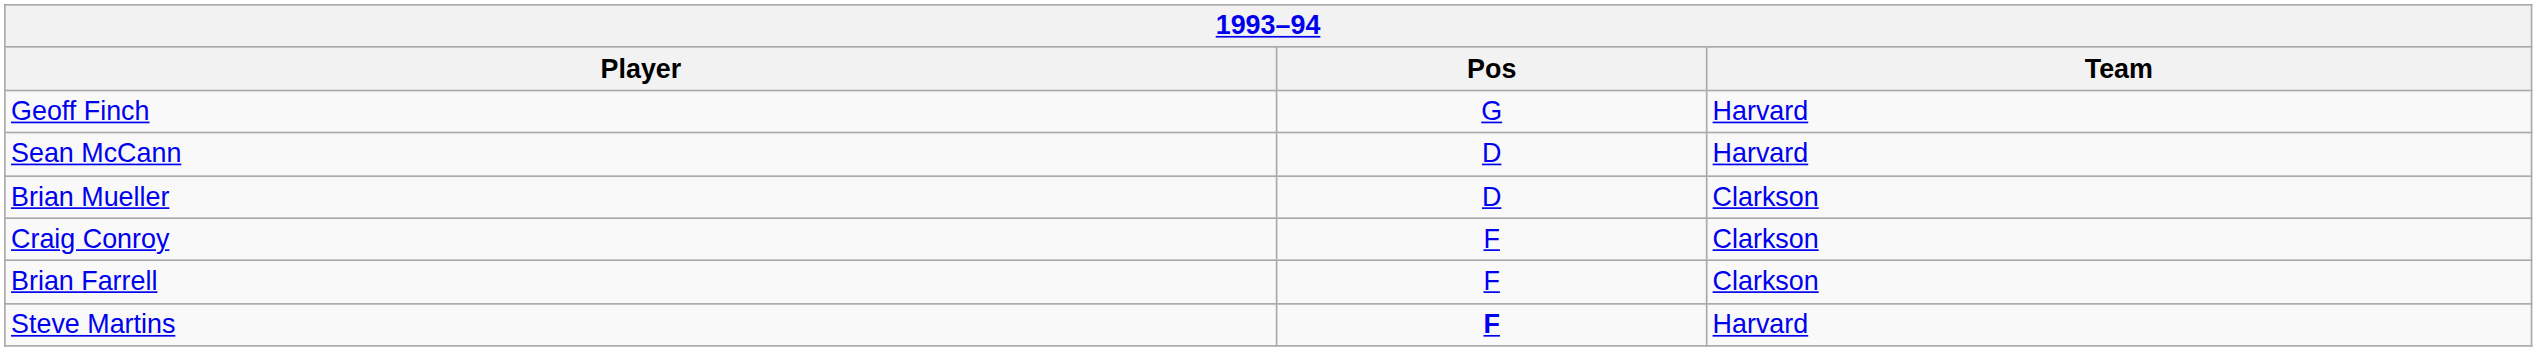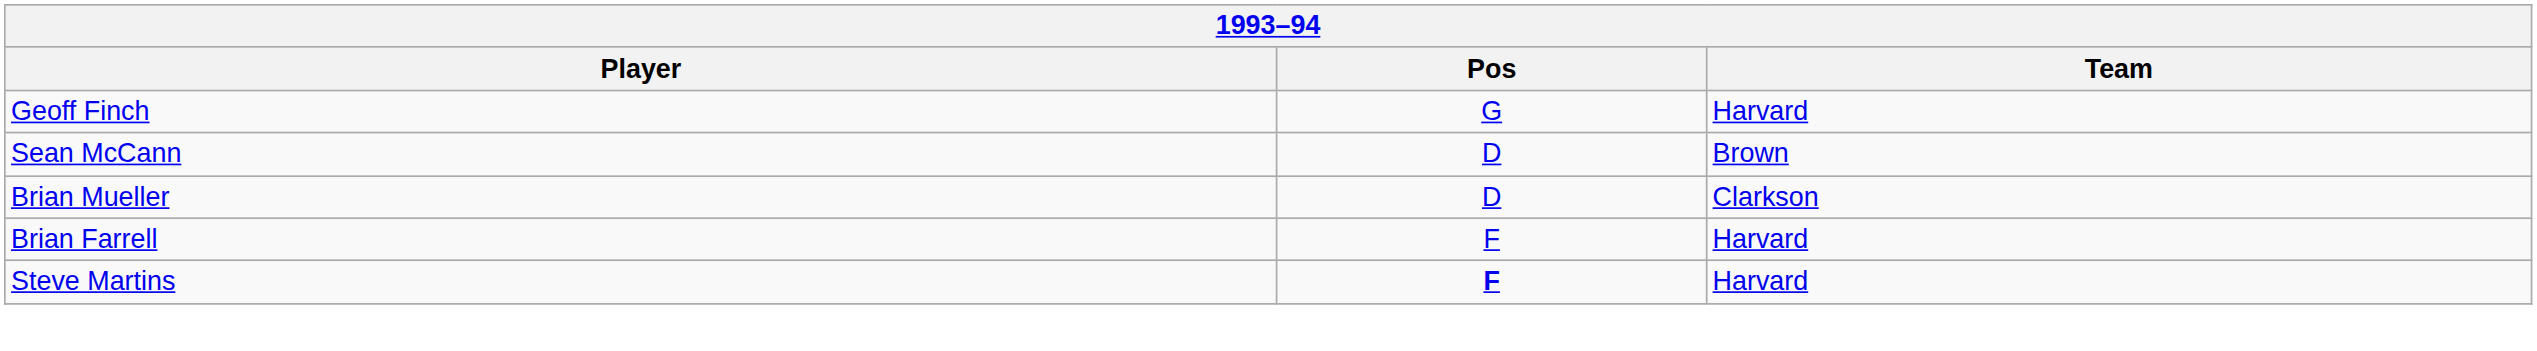(1760, 153) Harvard -> (1751, 153) Brown
- row: (90, 238)
(1766, 281) Clarkson -> (1760, 238) Harvard
